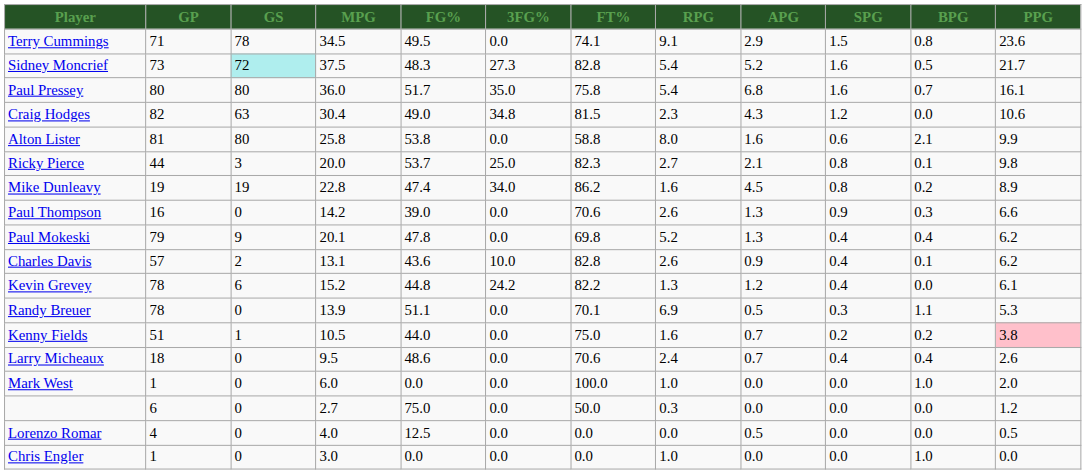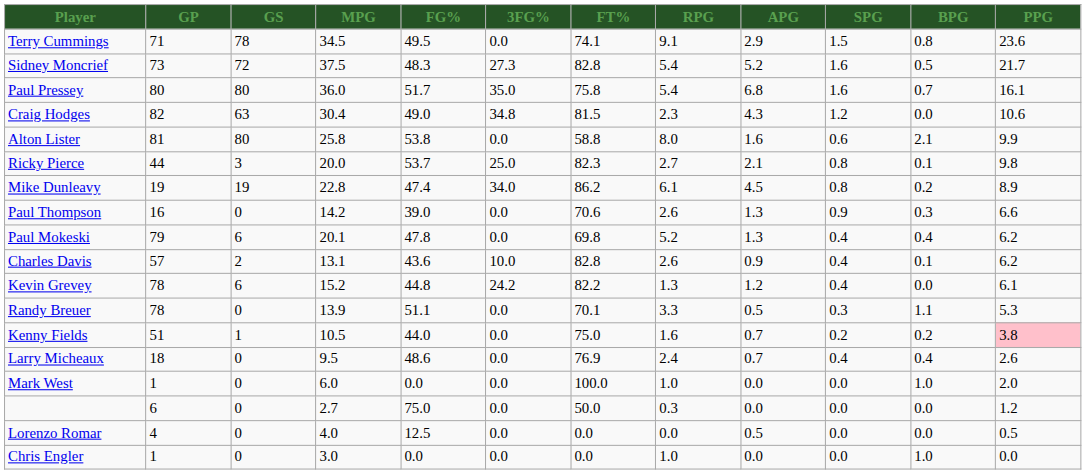(242, 66) paleturquoise background -> (242, 66) no background
(669, 188) 1.6 -> (669, 188) 6.1
(238, 237) 9 -> (238, 237) 6
(669, 310) 6.9 -> (669, 310) 3.3
(587, 359) 70.6 -> (587, 359) 76.9
